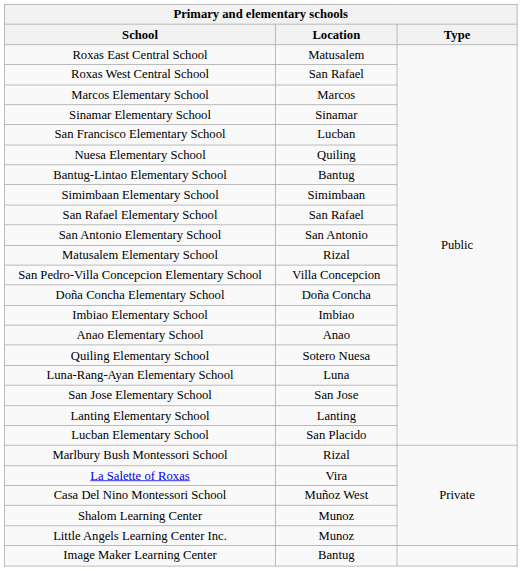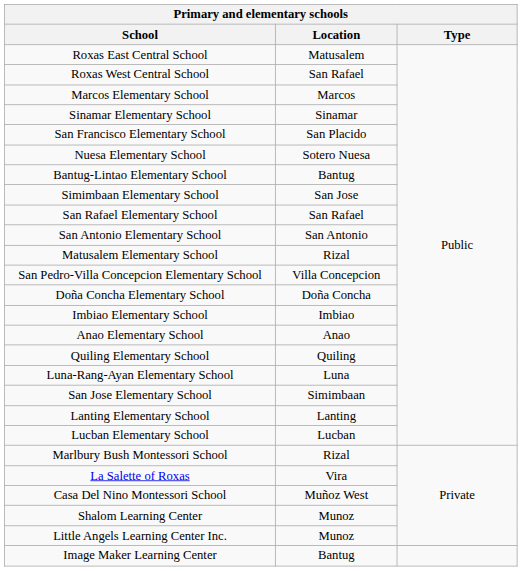(336, 134) Lucban -> (336, 134) San Placido
(336, 154) Quiling -> (336, 154) Sotero Nuesa
(336, 194) Simimbaan -> (336, 194) San Jose
(336, 355) Sotero Nuesa -> (336, 355) Quiling
(336, 395) San Jose -> (336, 395) Simimbaan
(336, 435) San Placido -> (336, 435) Lucban
